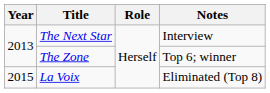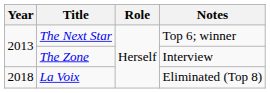(188, 35) Interview -> (199, 35) Top 6; winner
(199, 56) Top 6; winner -> (188, 56) Interview
(21, 77) 2015 -> (21, 77) 2018
